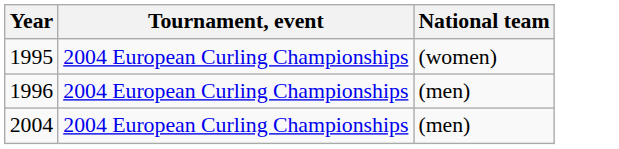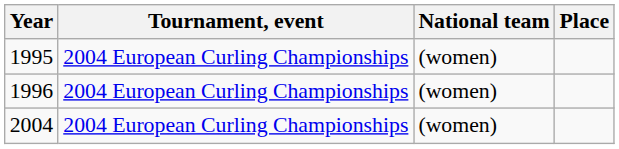+ column: (584, 21)
(444, 90) (men) -> (458, 90) (women)
(444, 125) (men) -> (458, 125) (women)
